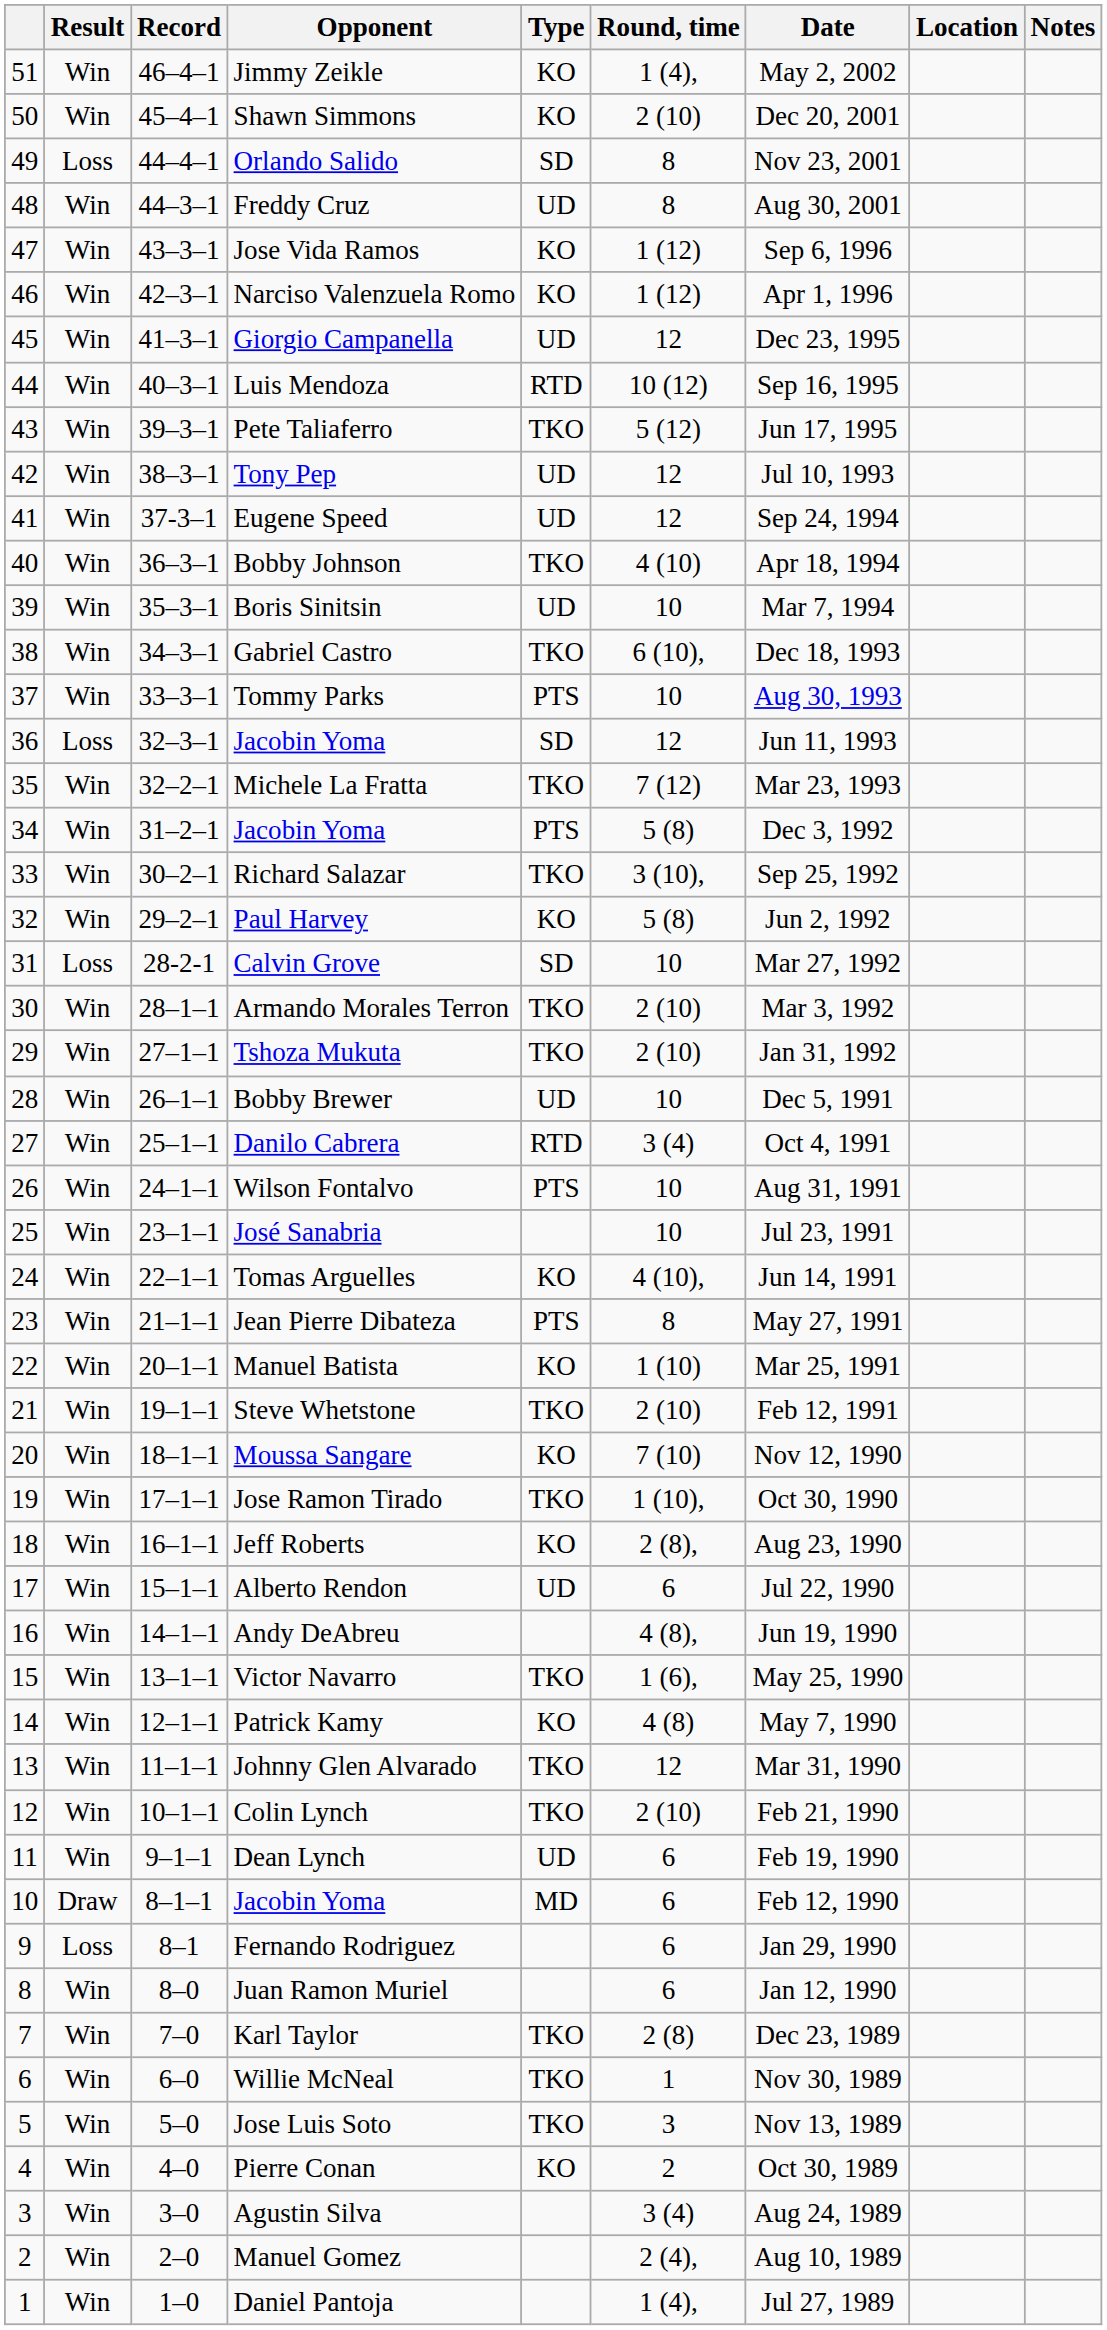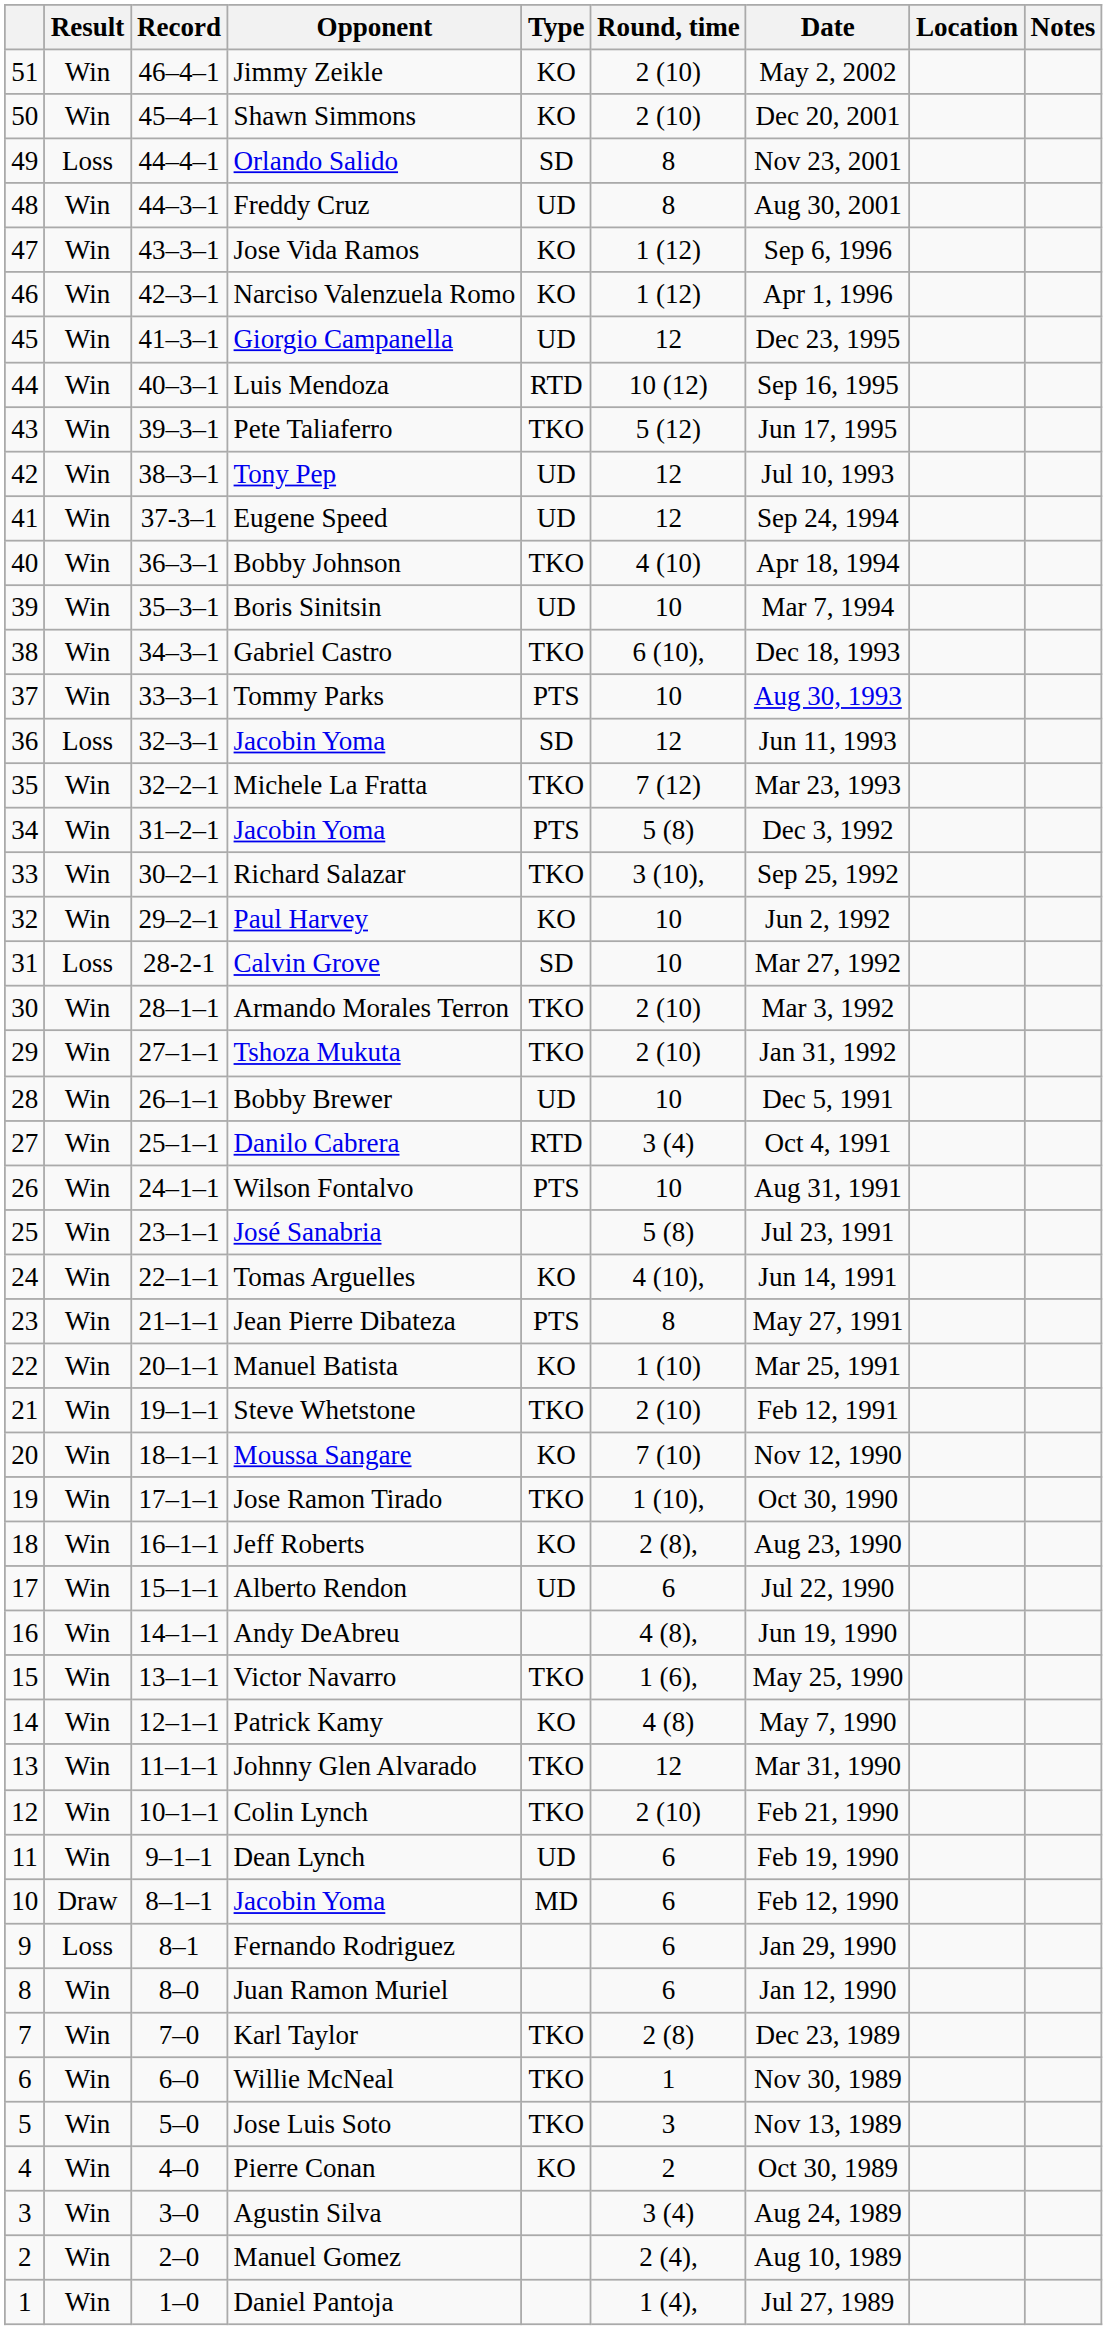(668, 71) 1 (4), -> (668, 71) 2 (10)
(668, 919) 5 (8) -> (668, 919) 10
(668, 1231) 10 -> (668, 1231) 5 (8)
